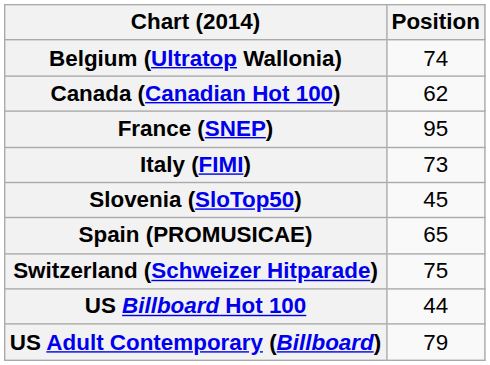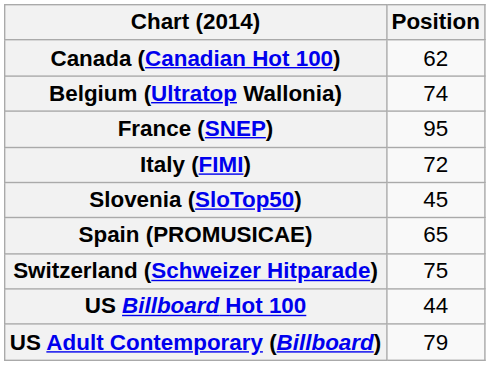rows swapped: (195, 57) <-> (196, 93)
(436, 164) 73 -> (436, 164) 72
